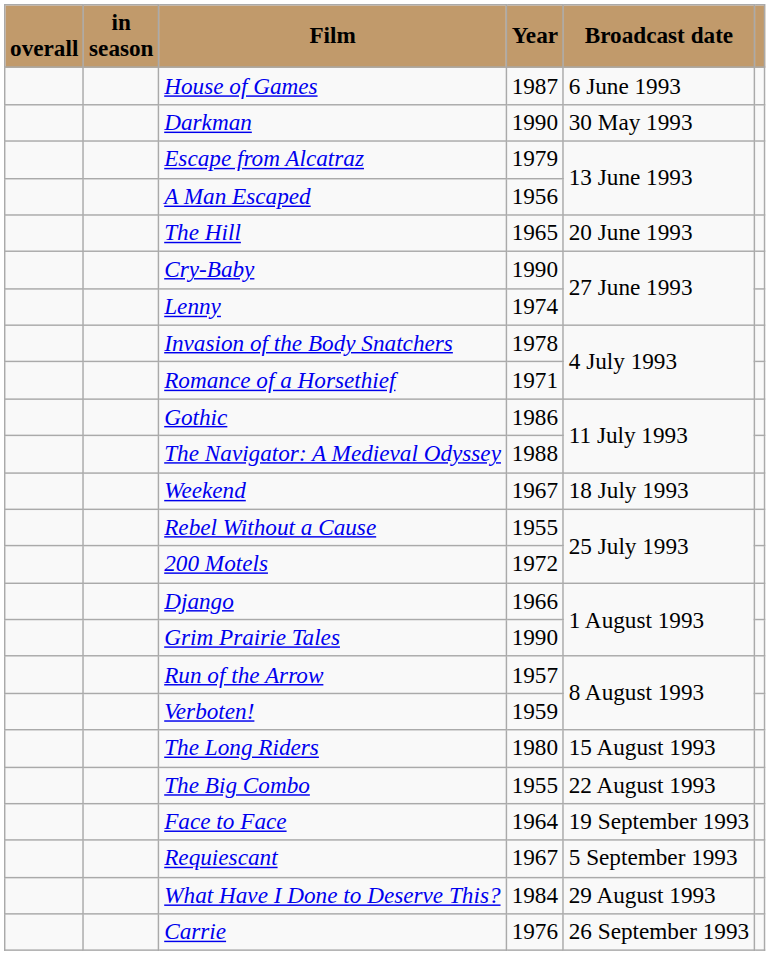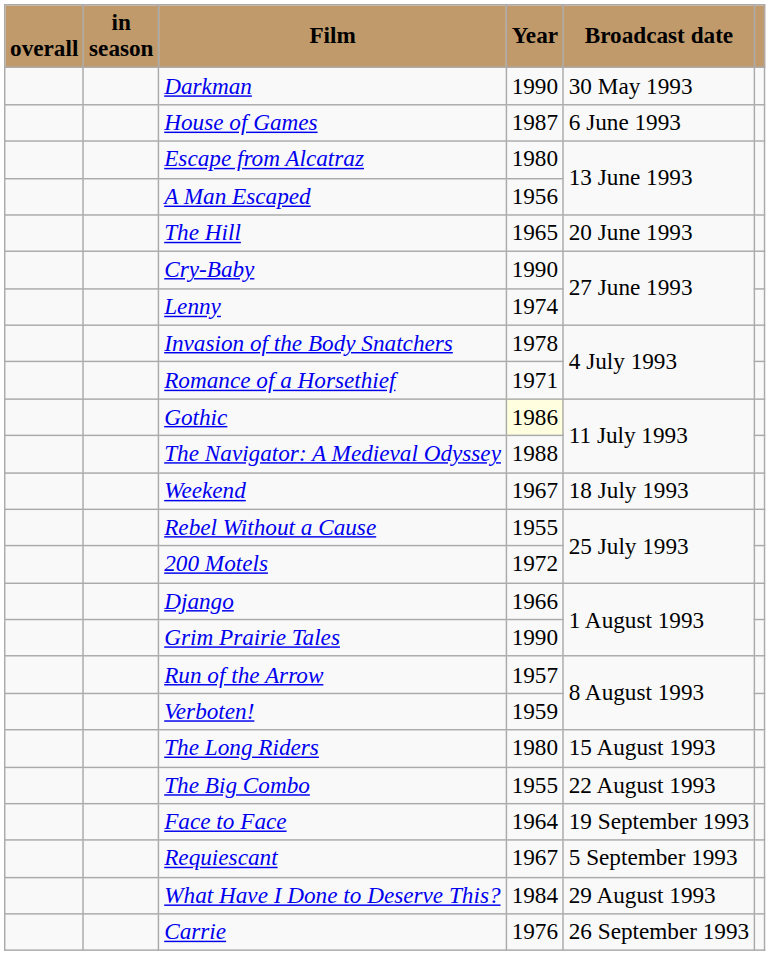rows swapped: (208, 122) <-> (241, 85)
(535, 159) 1979 -> (535, 159) 1980
(535, 416) no background -> (535, 416) lightyellow background
